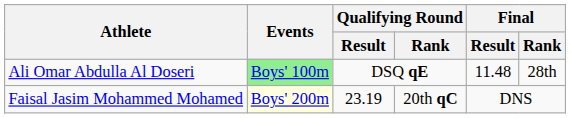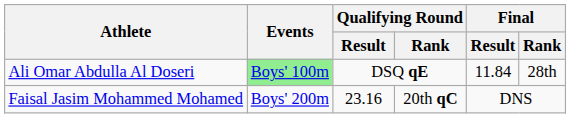(493, 72) 11.48 -> (493, 72) 11.84
(290, 99) lightyellow background -> (290, 99) no background
(363, 99) 23.19 -> (363, 99) 23.16
